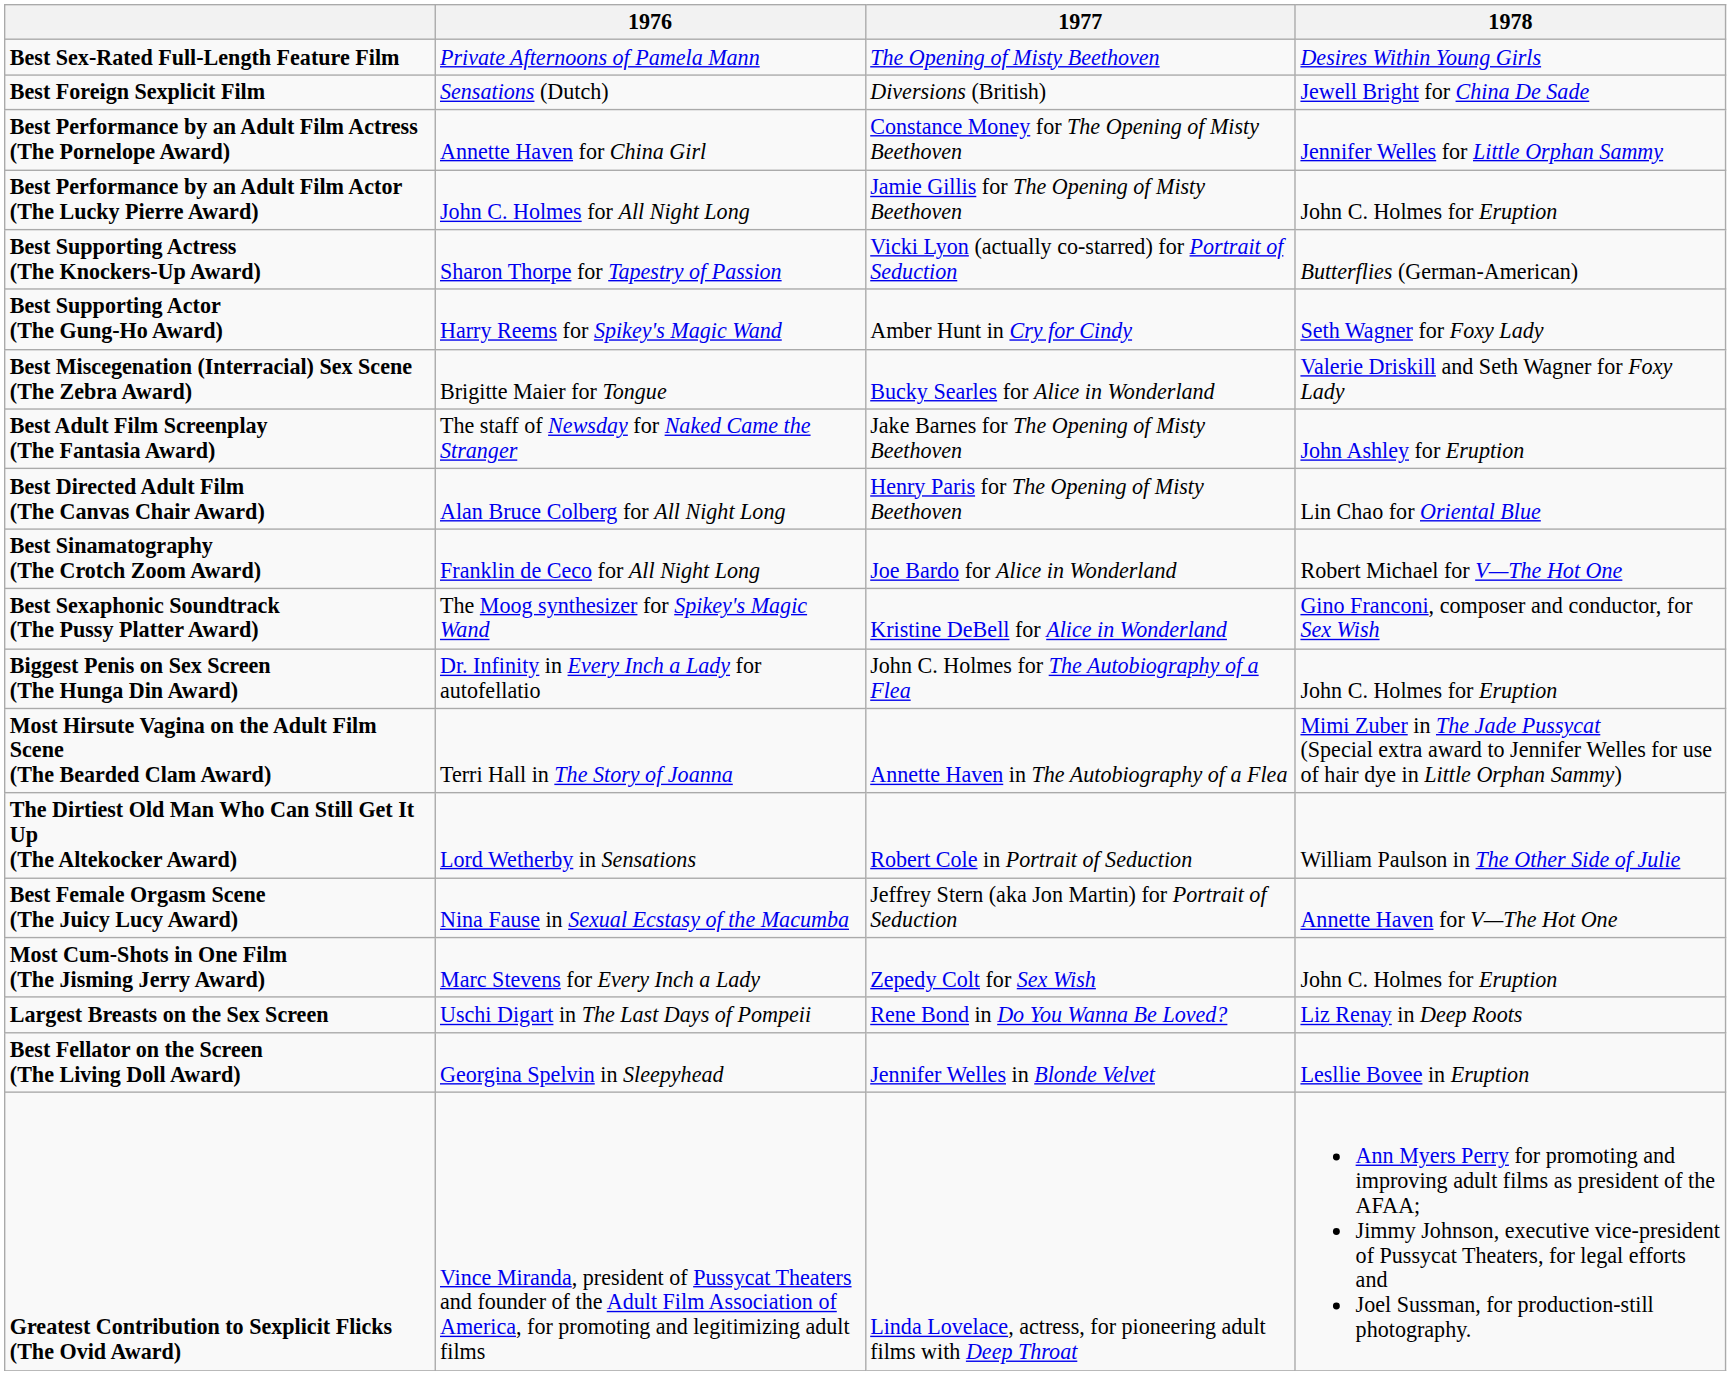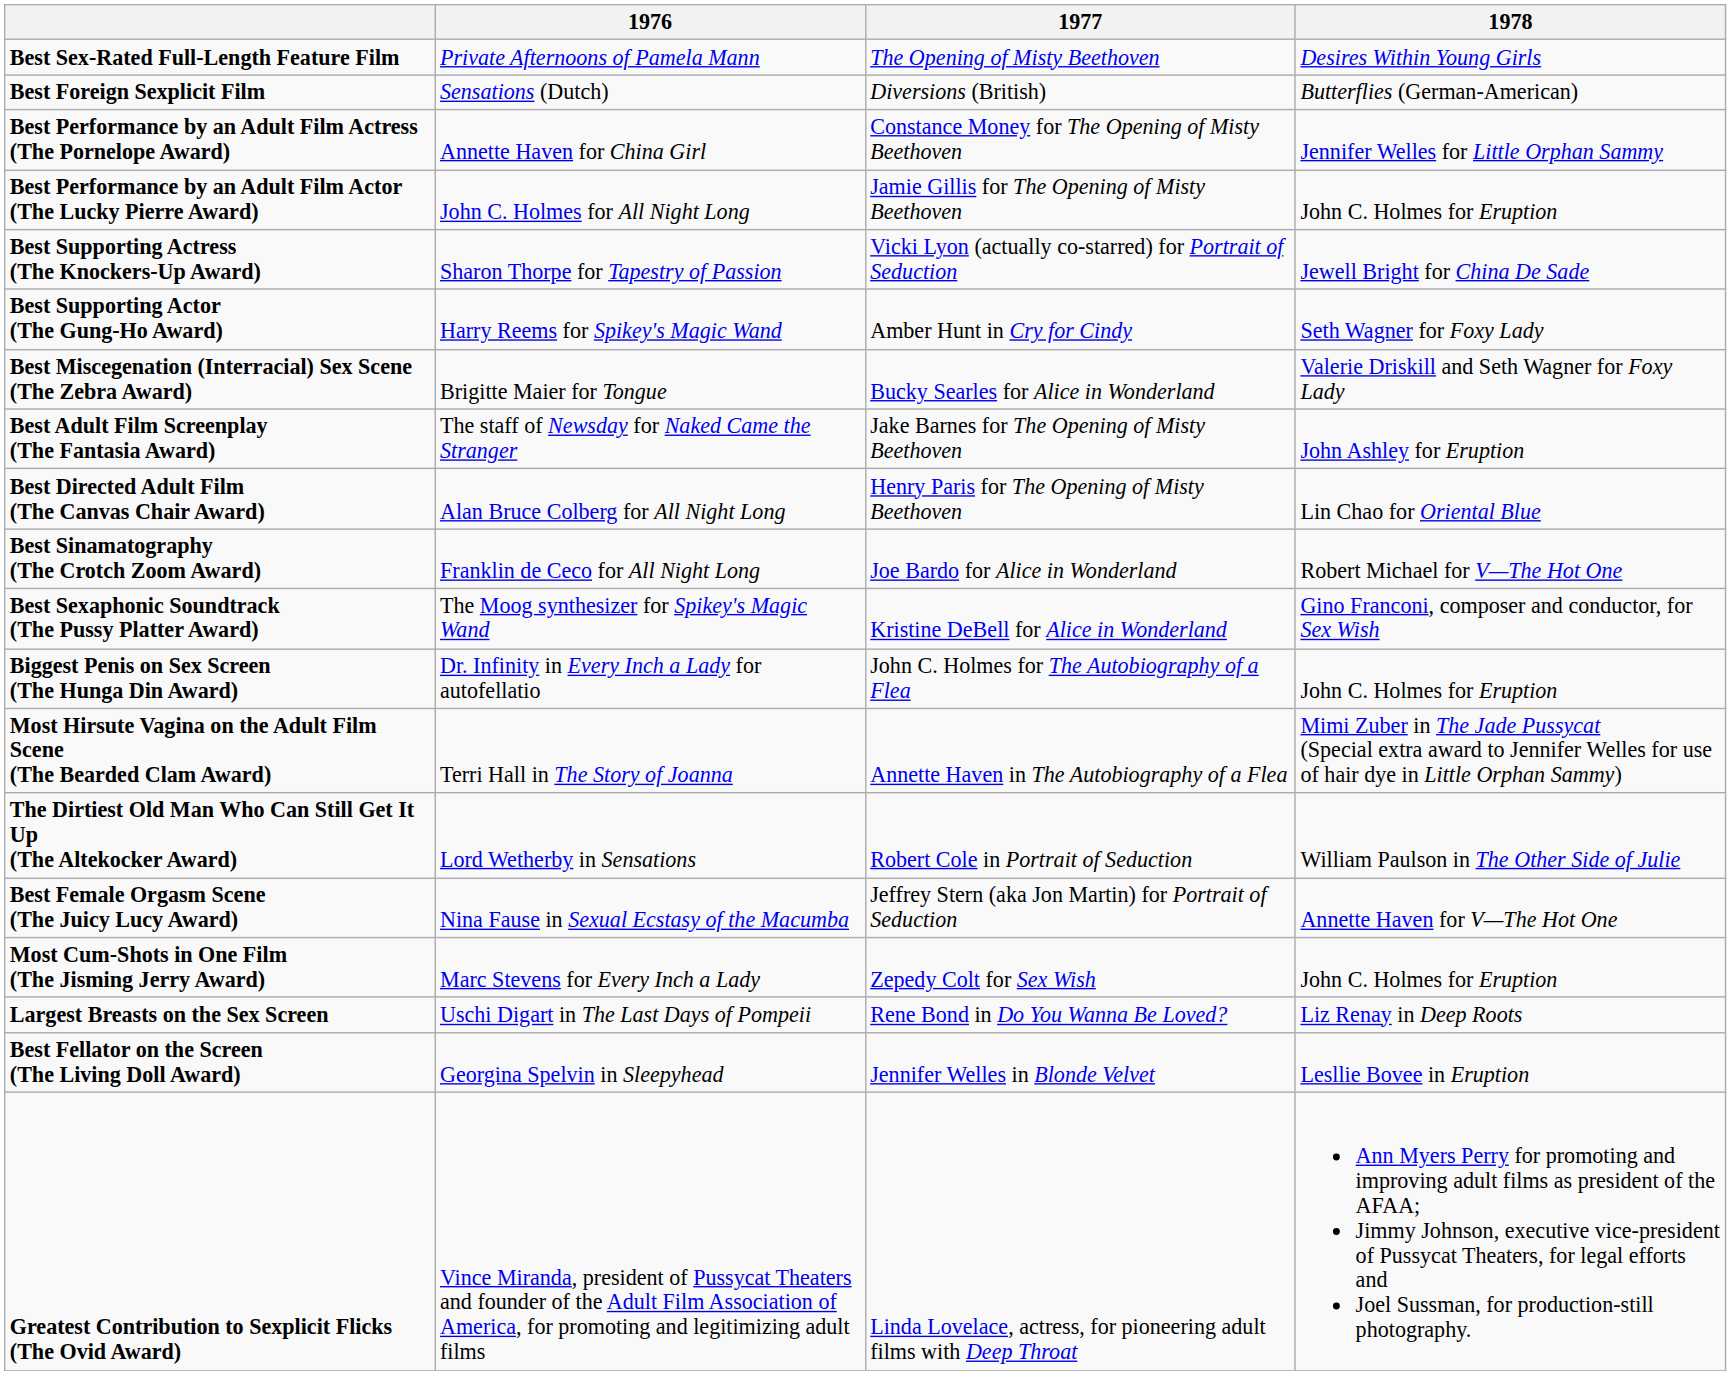(1445, 92) Jewell Bright for China De Sade -> (1439, 92) Butterflies (German-American)
(1439, 271) Butterflies (German-American) -> (1445, 271) Jewell Bright for China De Sade
